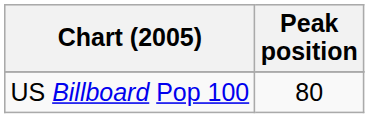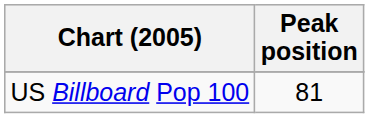(309, 91) 80 -> (309, 91) 81
